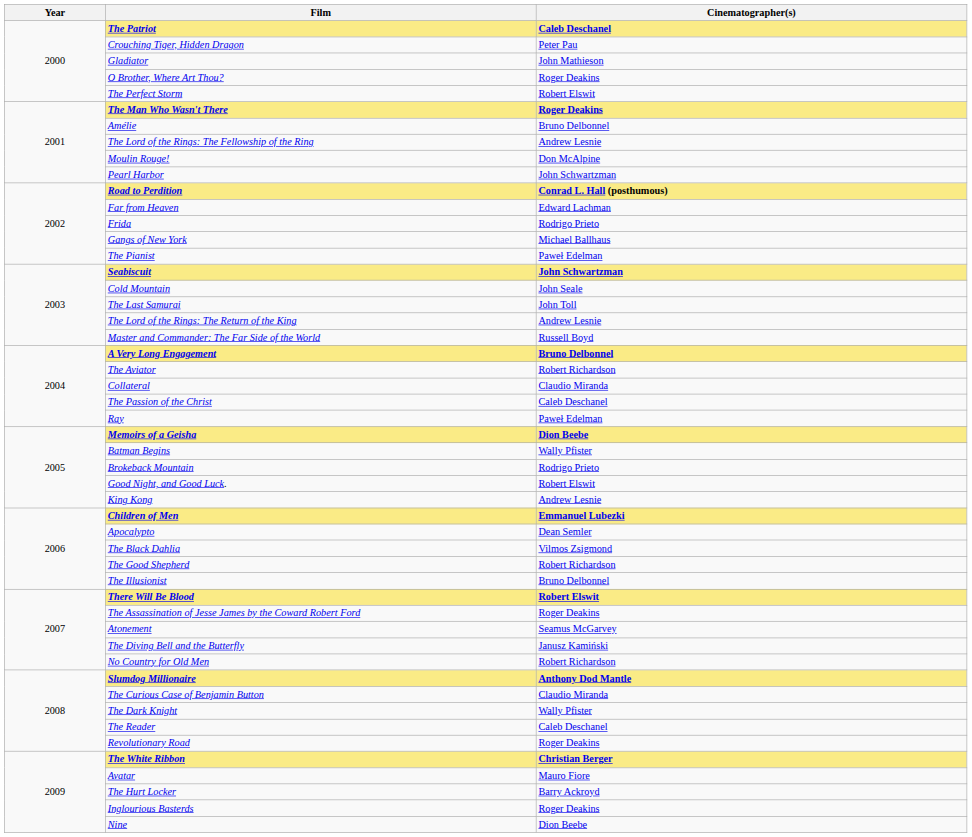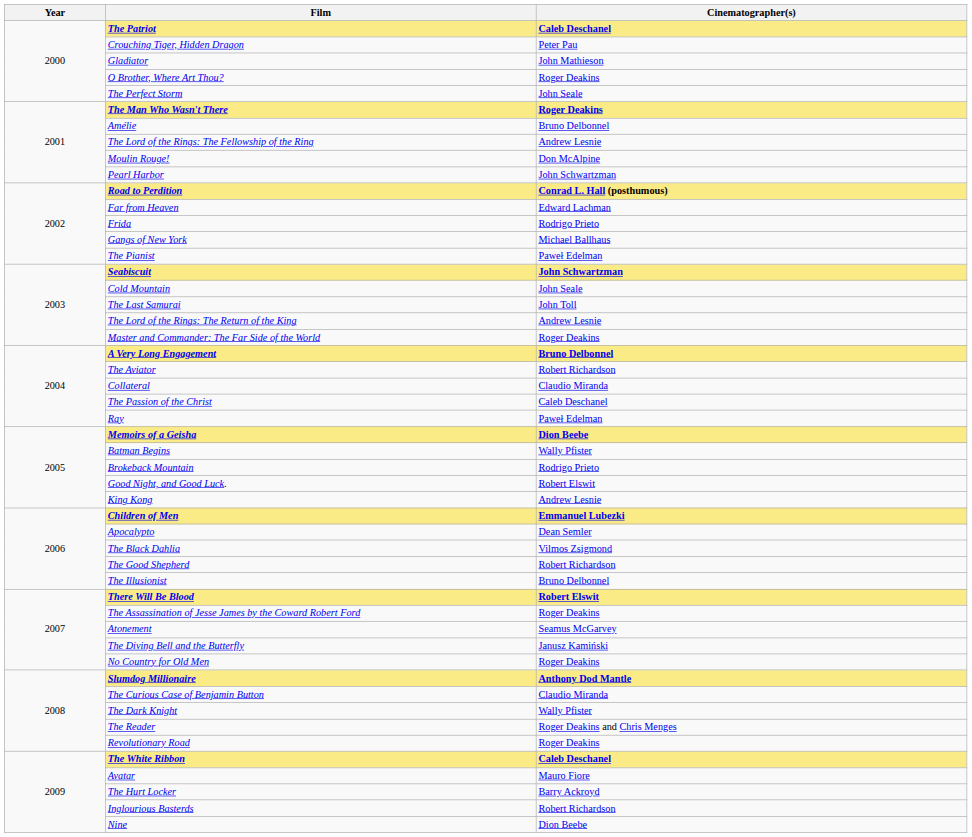(567, 93) Robert Elswit -> (560, 93) John Seale
(566, 337) Russell Boyd -> (569, 337) Roger Deakins
(577, 662) Robert Richardson -> (569, 662) Roger Deakins
(573, 727) Caleb Deschanel -> (608, 727) Roger Deakins and Chris Menges
(576, 759) Christian Berger -> (575, 759) Caleb Deschanel
(569, 808) Roger Deakins -> (577, 808) Robert Richardson
